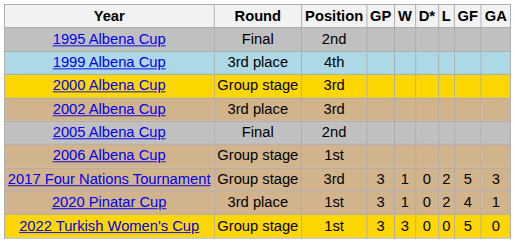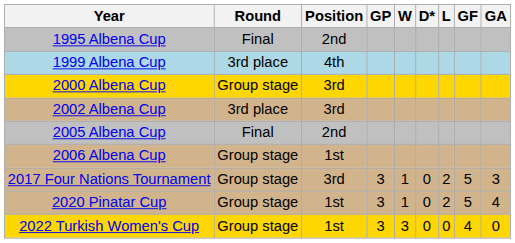(258, 202) 3rd place -> (258, 202) Group stage
(468, 202) 4 -> (468, 202) 5
(496, 202) 1 -> (496, 202) 4
(468, 226) 5 -> (468, 226) 4
